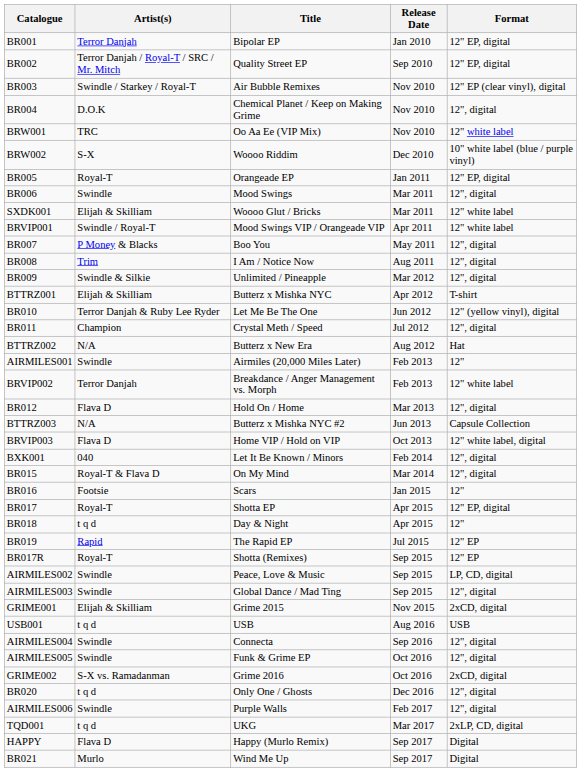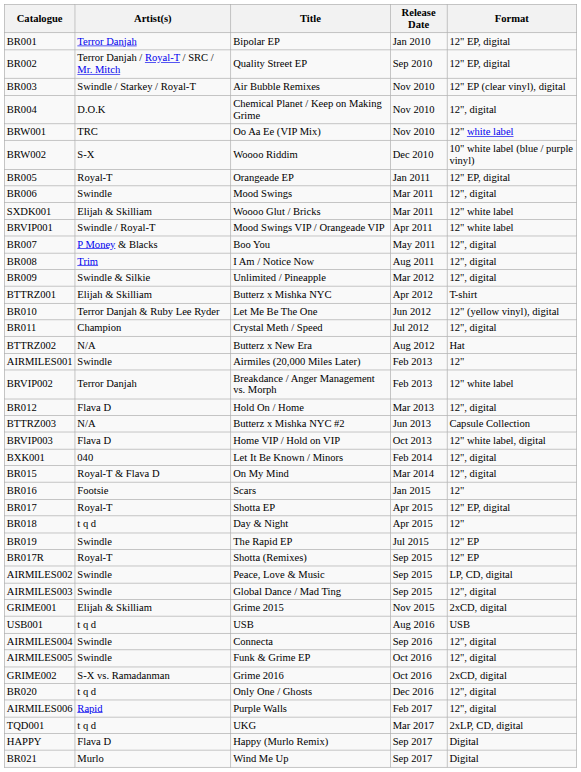(90, 541) Rapid -> (95, 541) Swindle
(95, 708) Swindle -> (90, 708) Rapid
